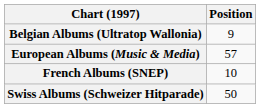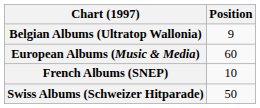(231, 53) 57 -> (231, 53) 60
